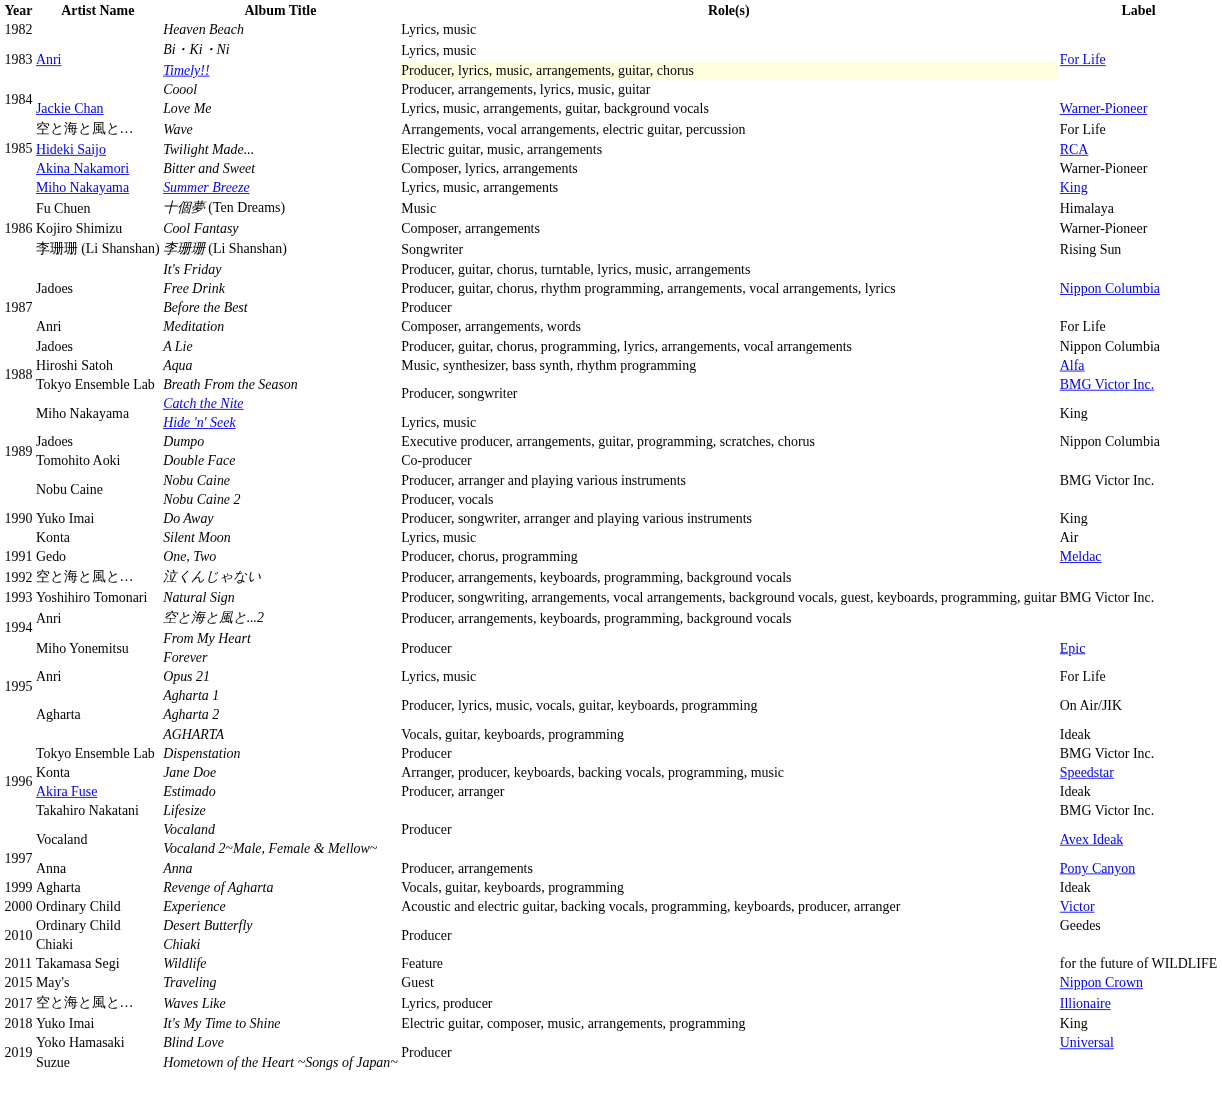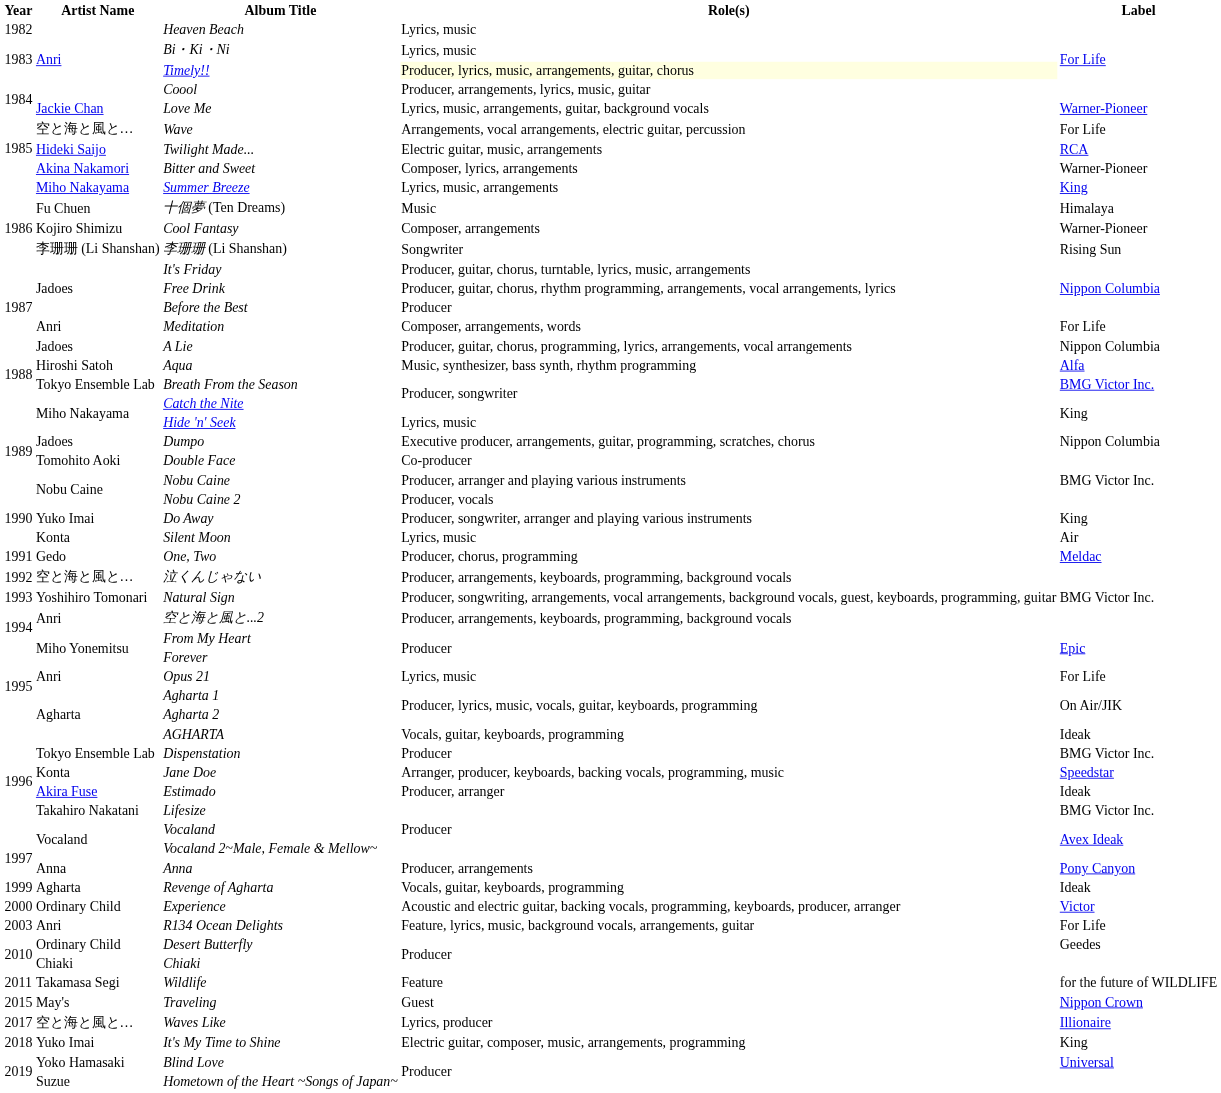+ row: (223, 925)
